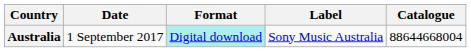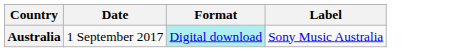- column: (426, 15)
